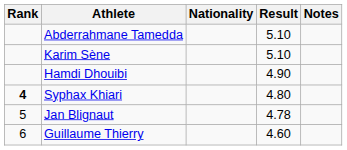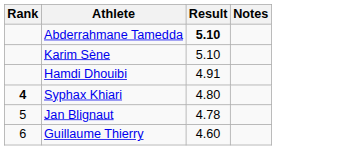- column: (221, 14)
(279, 34) normal -> (208, 34) bold
(279, 74) 4.90 -> (208, 74) 4.91
